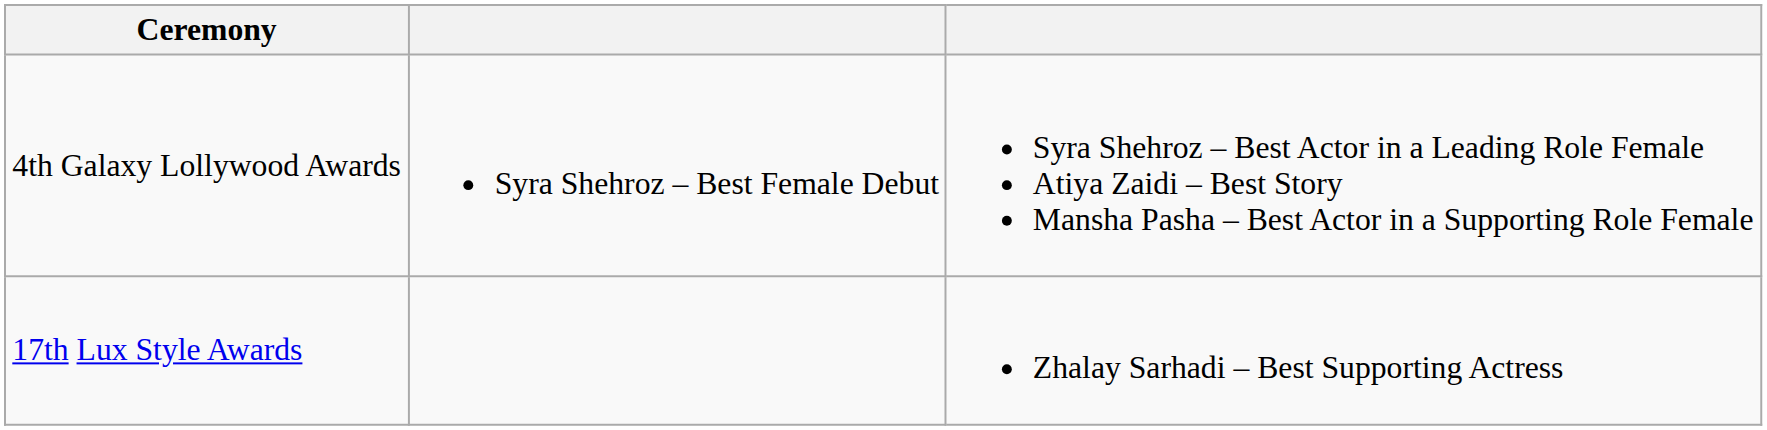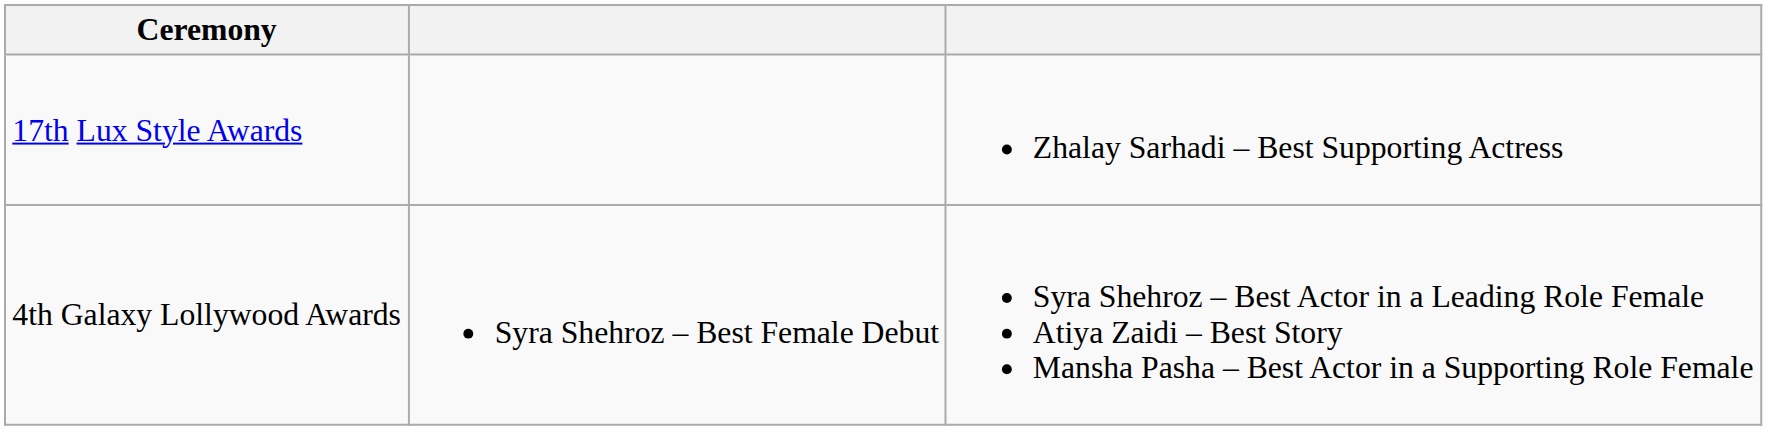rows swapped: (157, 349) <-> (207, 165)
